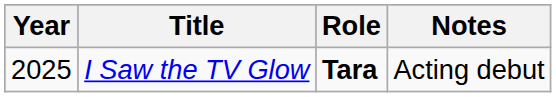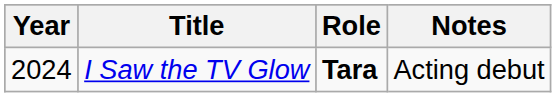(41, 69) 2025 -> (41, 69) 2024
